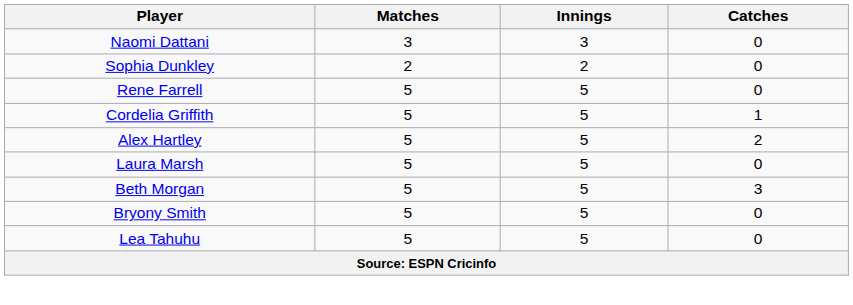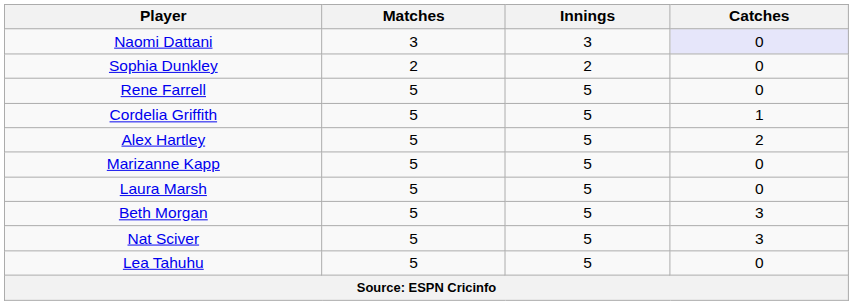(758, 41) no background -> (759, 41) lavender background
+ row: (163, 164)
+ row: (163, 238)
- row: (160, 213)
